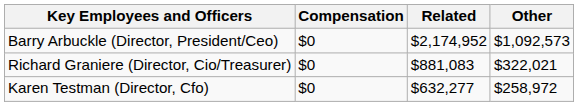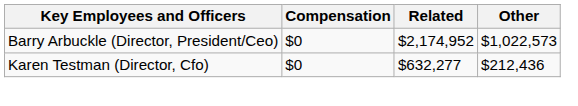(532, 40) $1,092,573 -> (519, 40) $1,022,573
- row: (150, 64)
(526, 88) $258,972 -> (513, 64) $212,436
